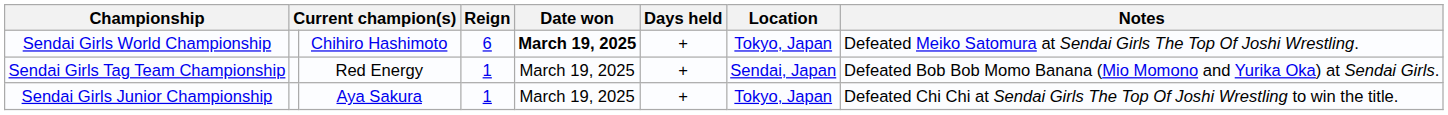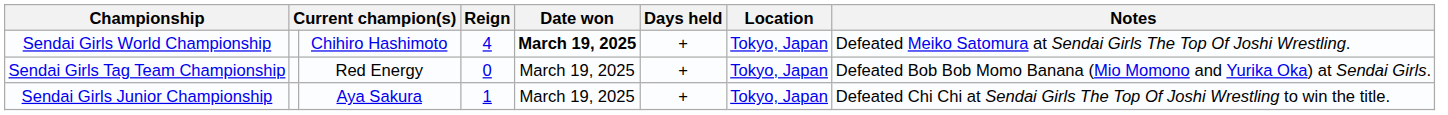(487, 43) 6 -> (487, 43) 4
(487, 70) 1 -> (487, 70) 0
(783, 70) Sendai, Japan -> (779, 70) Tokyo, Japan
